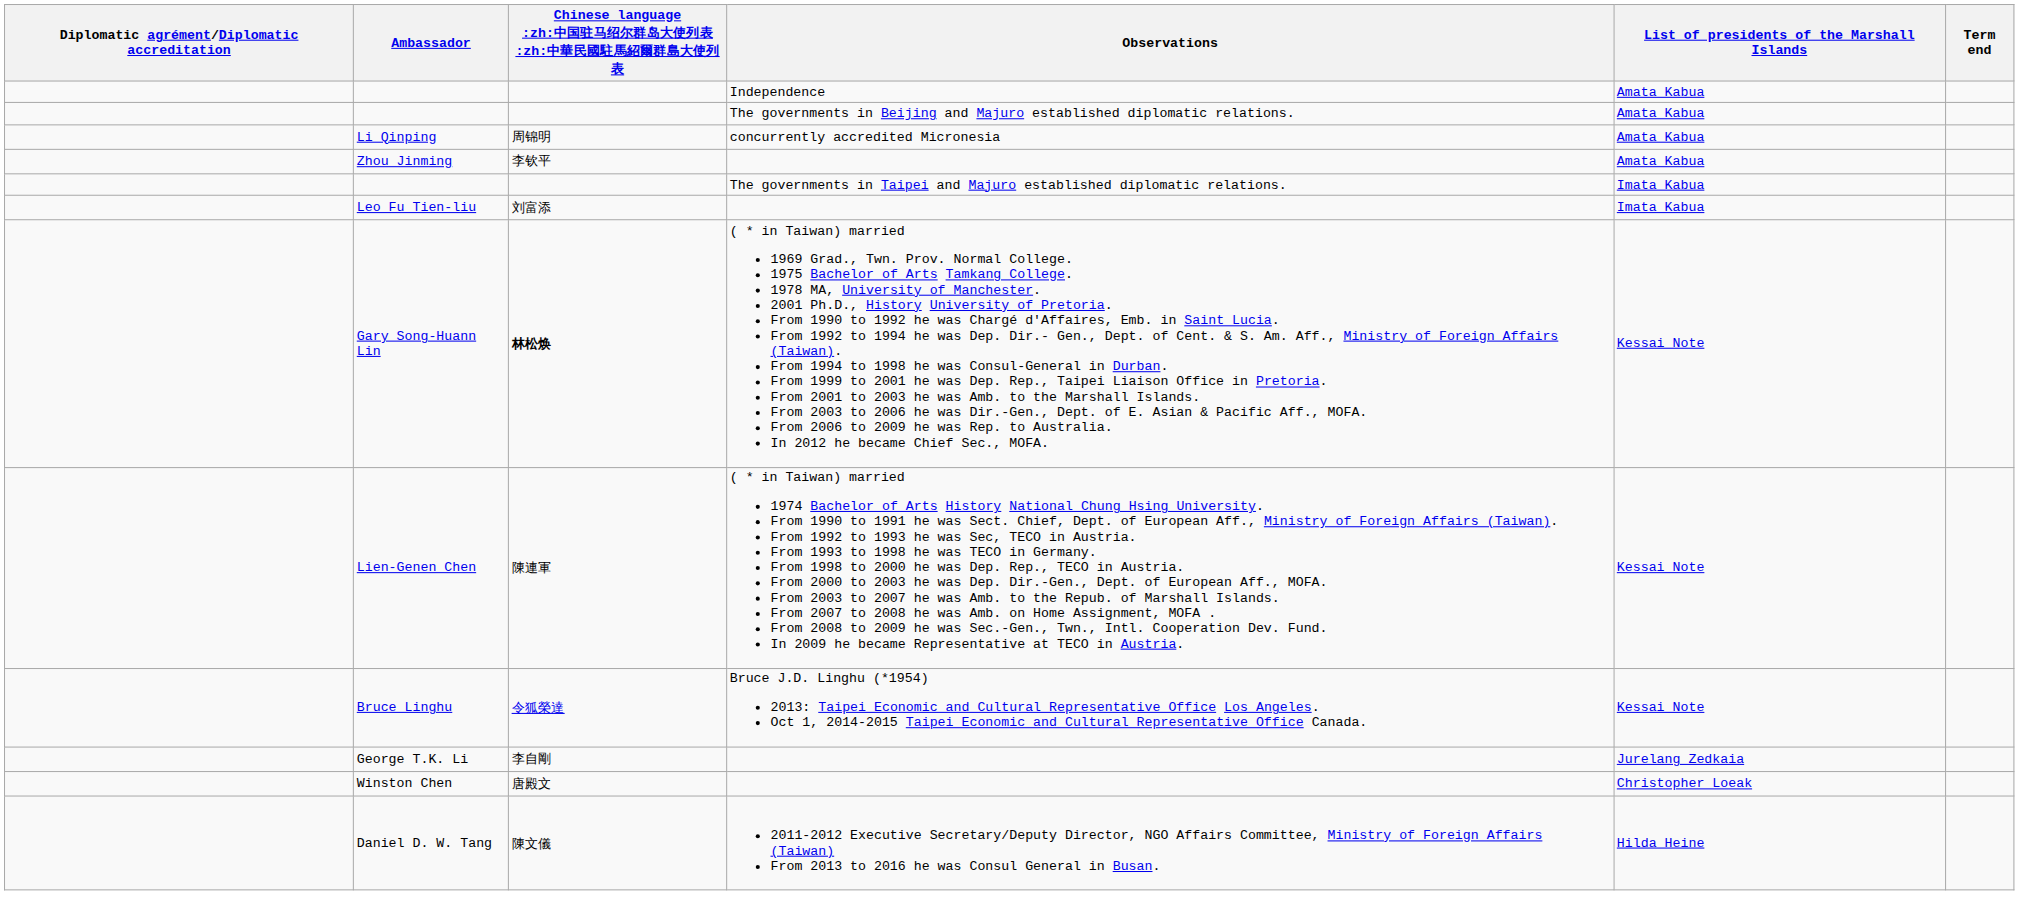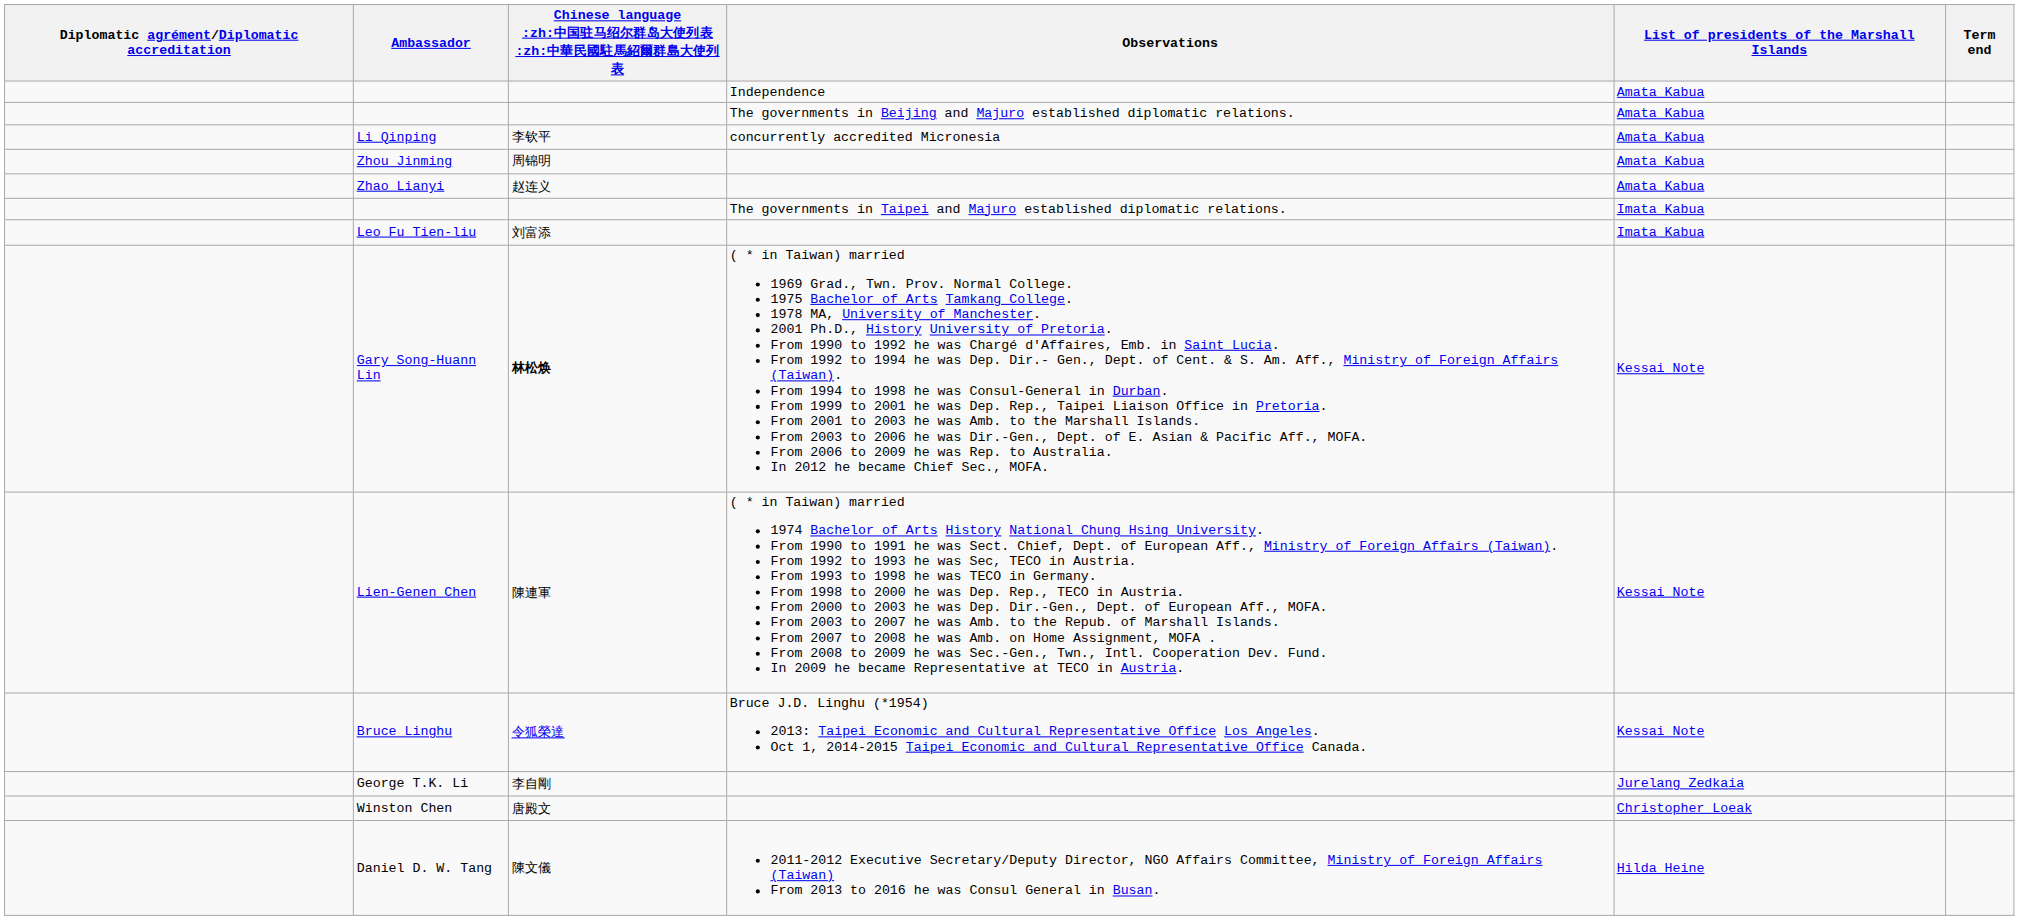(532, 137) 周锦明 -> (532, 137) 李钦平
(532, 162) 李钦平 -> (532, 162) 周锦明
+ row: (401, 186)
